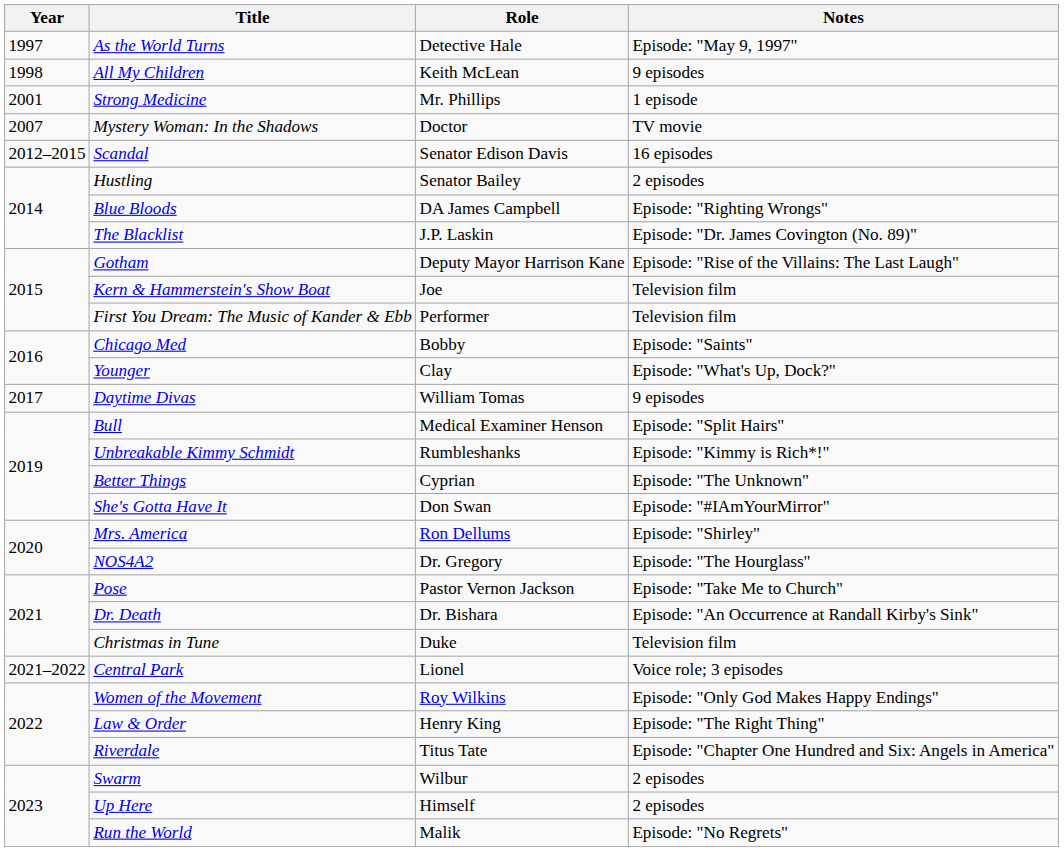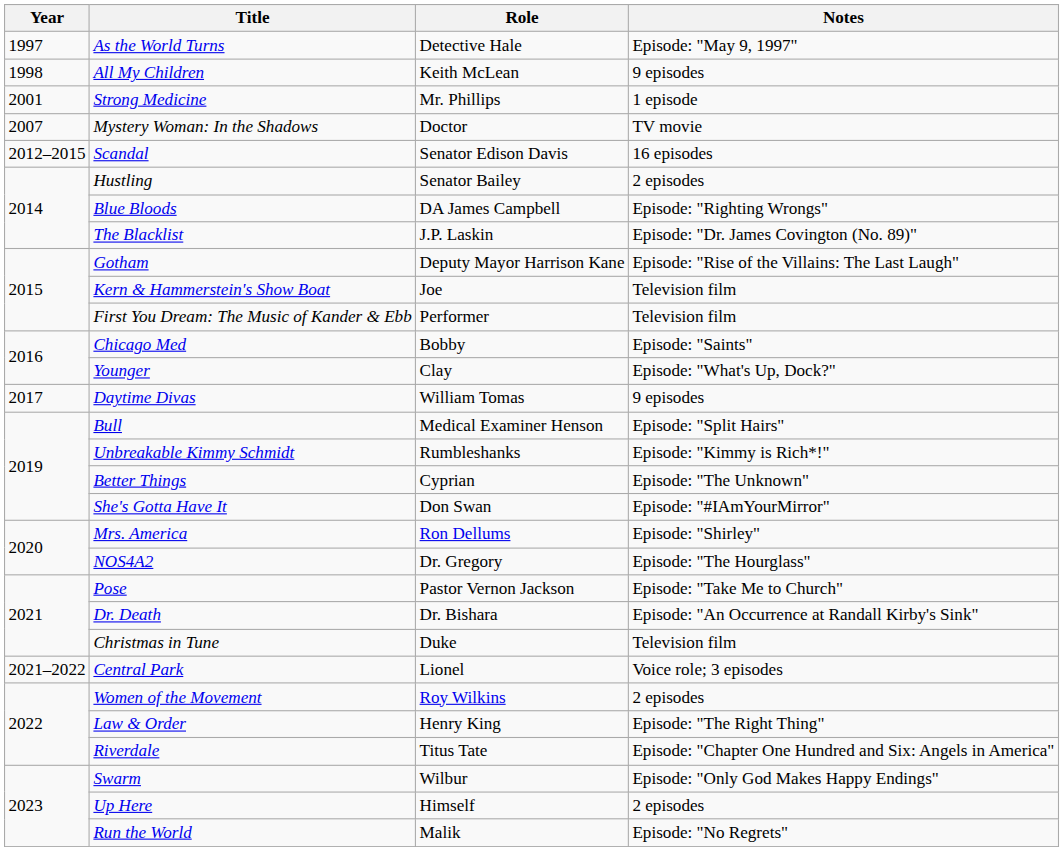(786, 696) Episode: "Only God Makes Happy Endings" -> (668, 696) 2 episodes
(668, 778) 2 episodes -> (786, 778) Episode: "Only God Makes Happy Endings"
